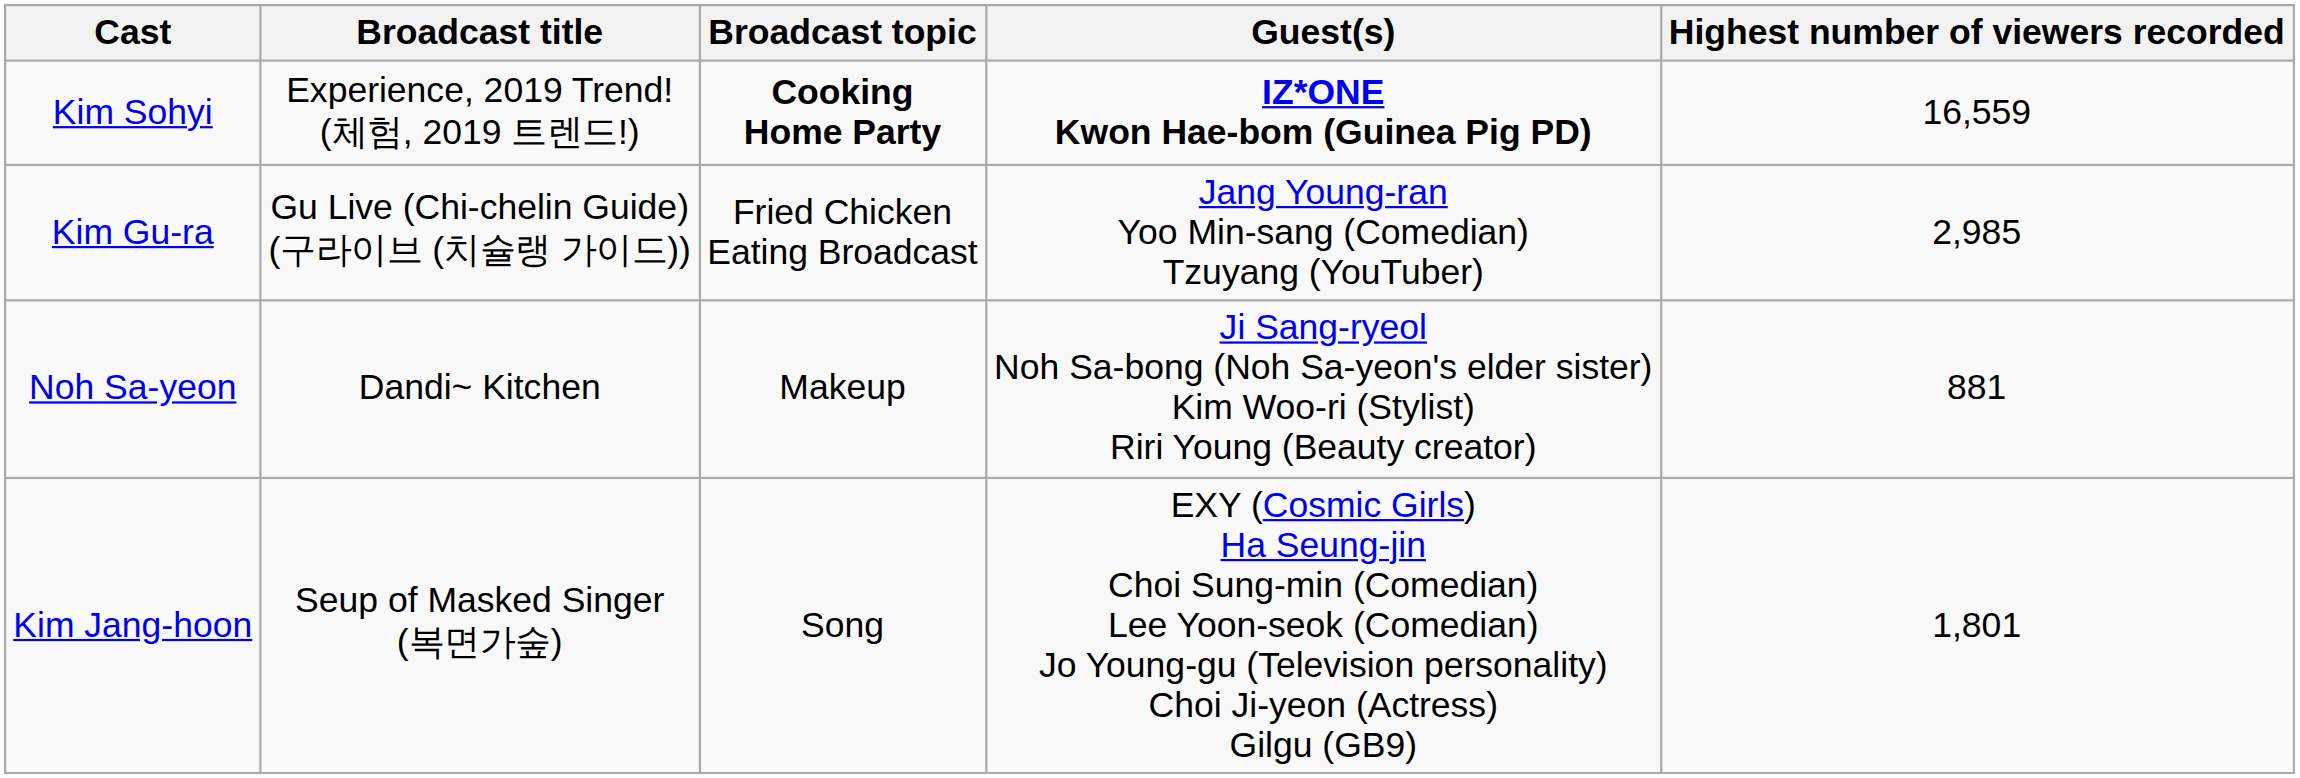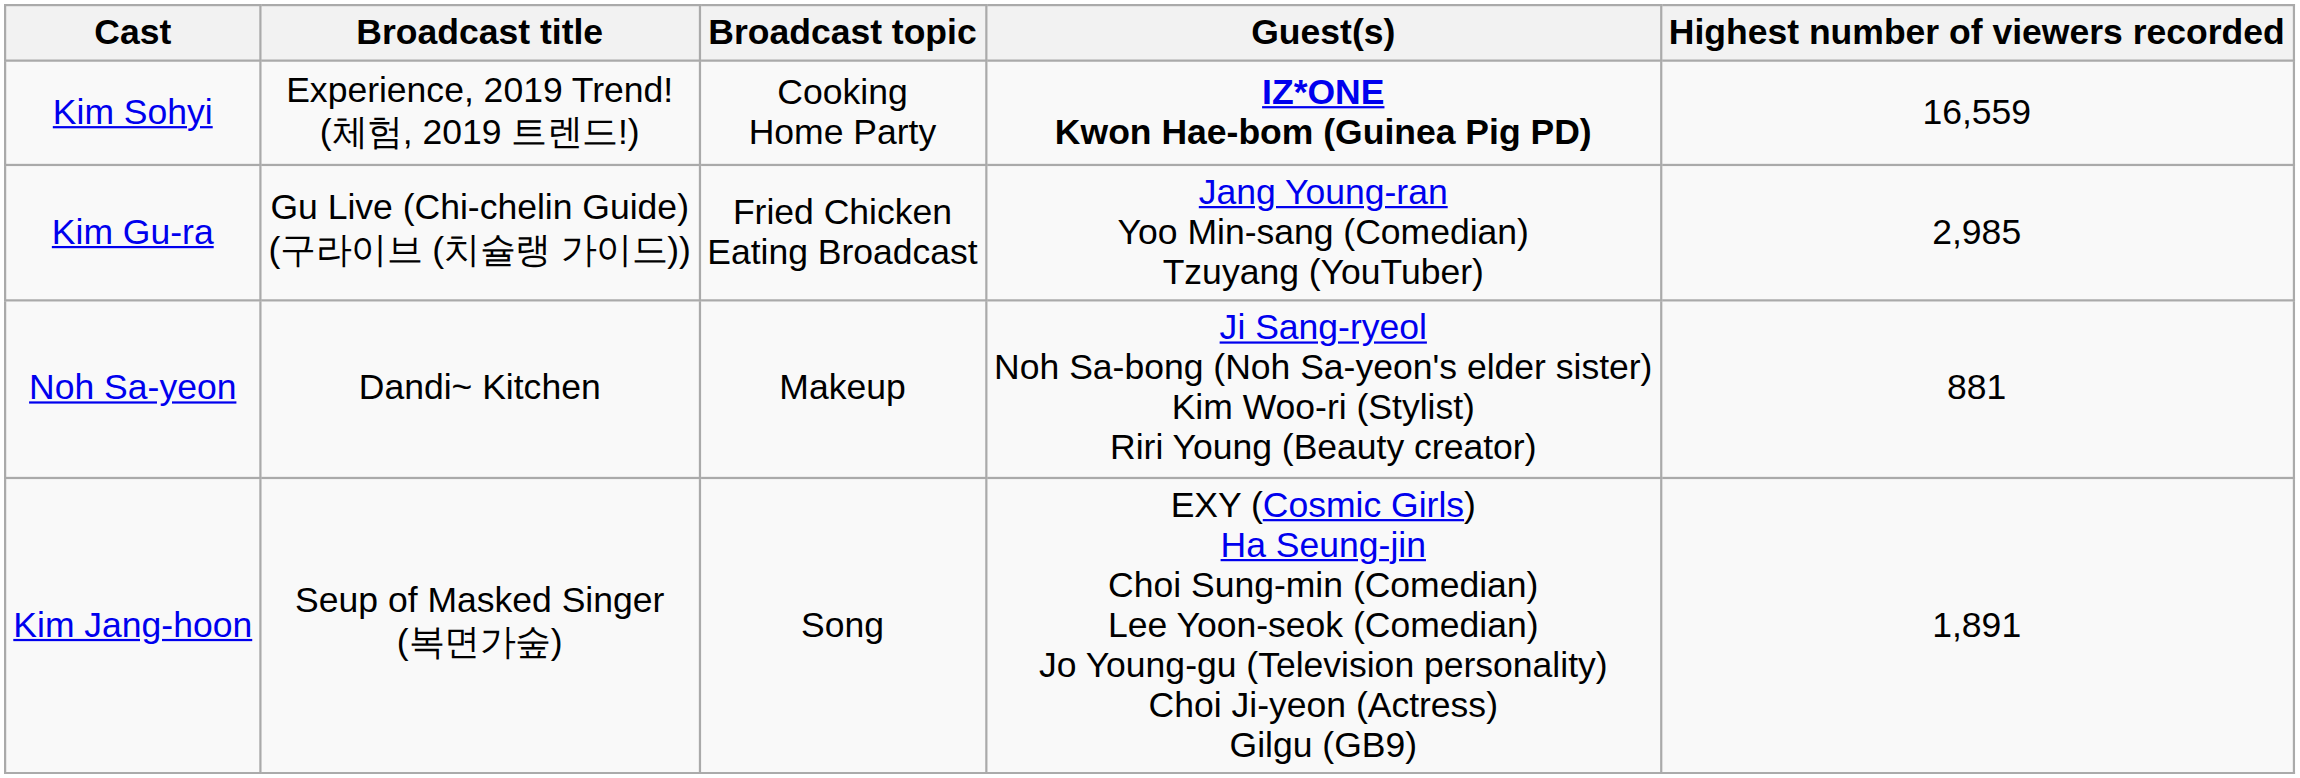(842, 112) bold -> (842, 112) normal
(1977, 624) 1,801 -> (1977, 624) 1,891
